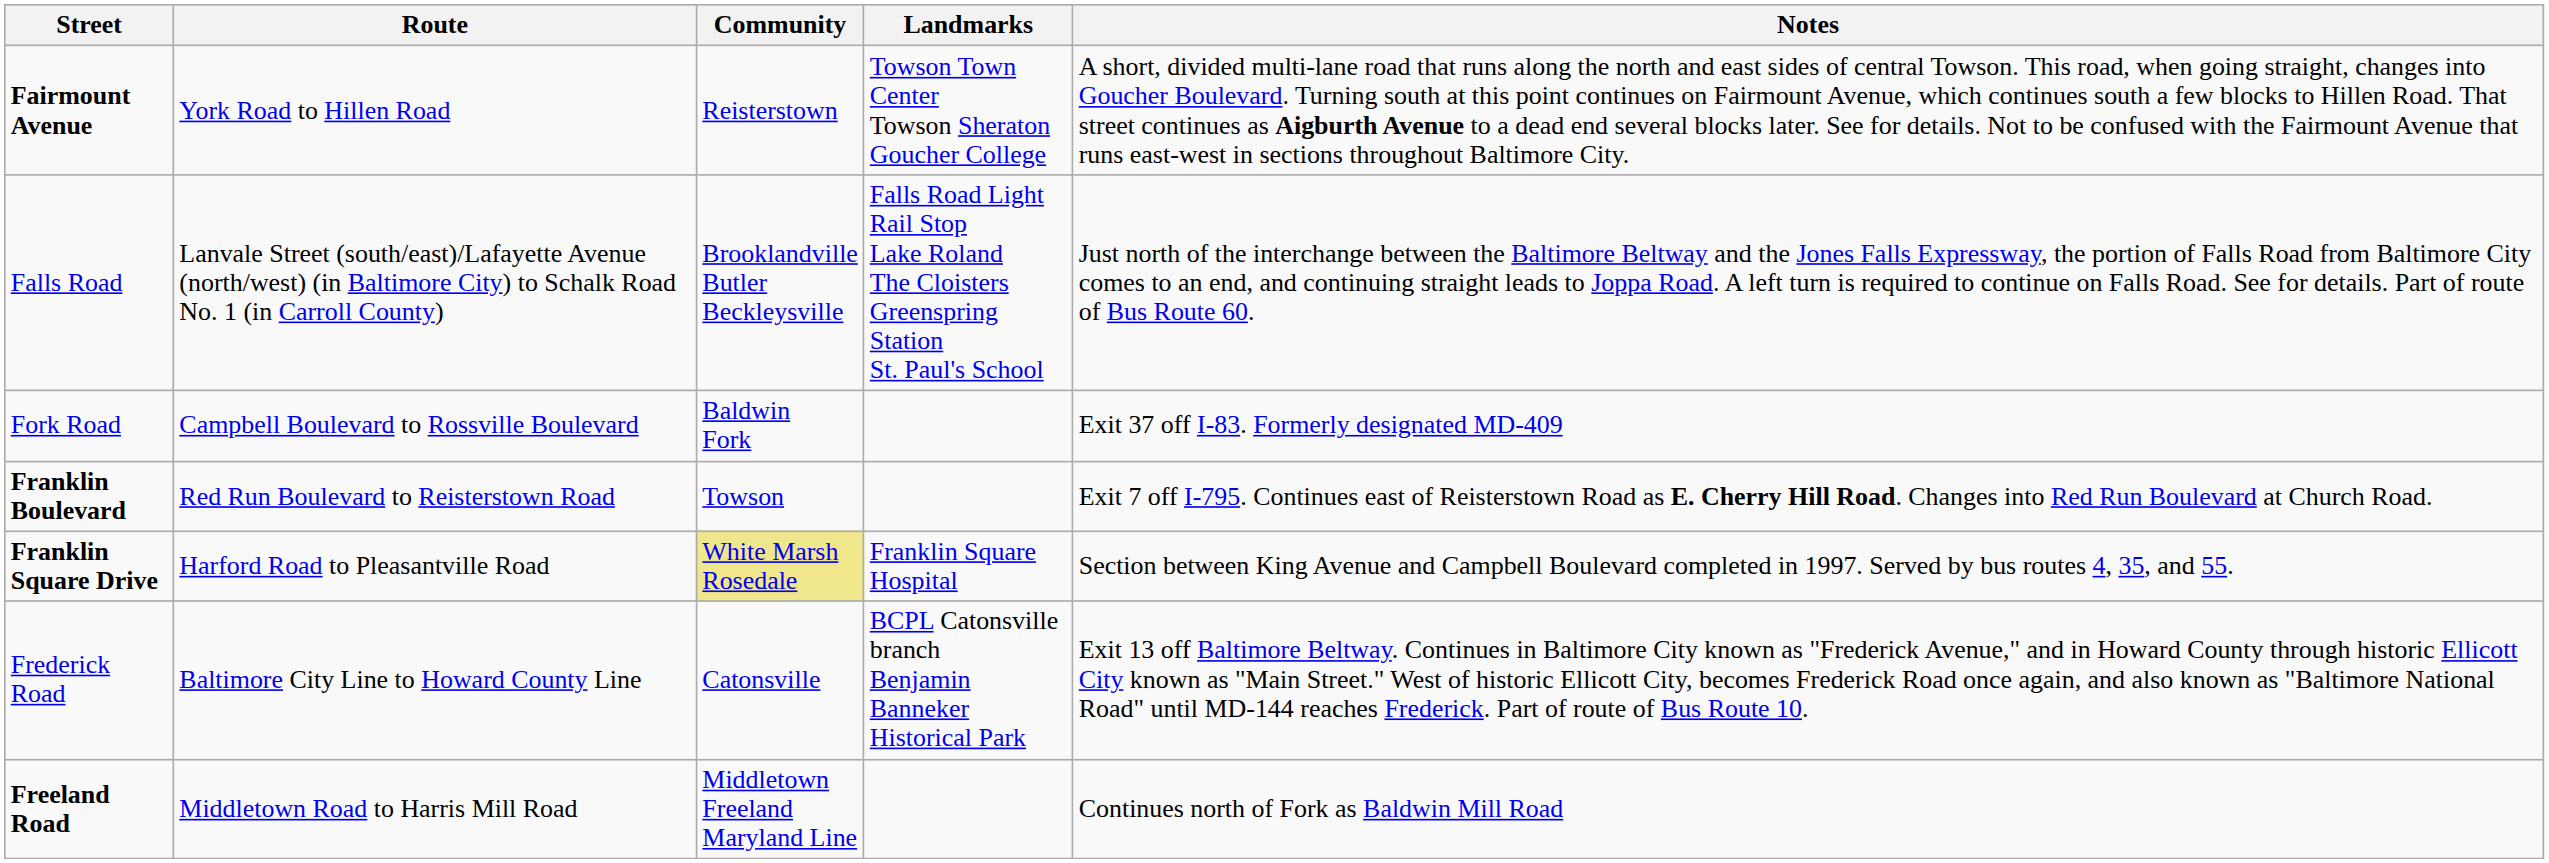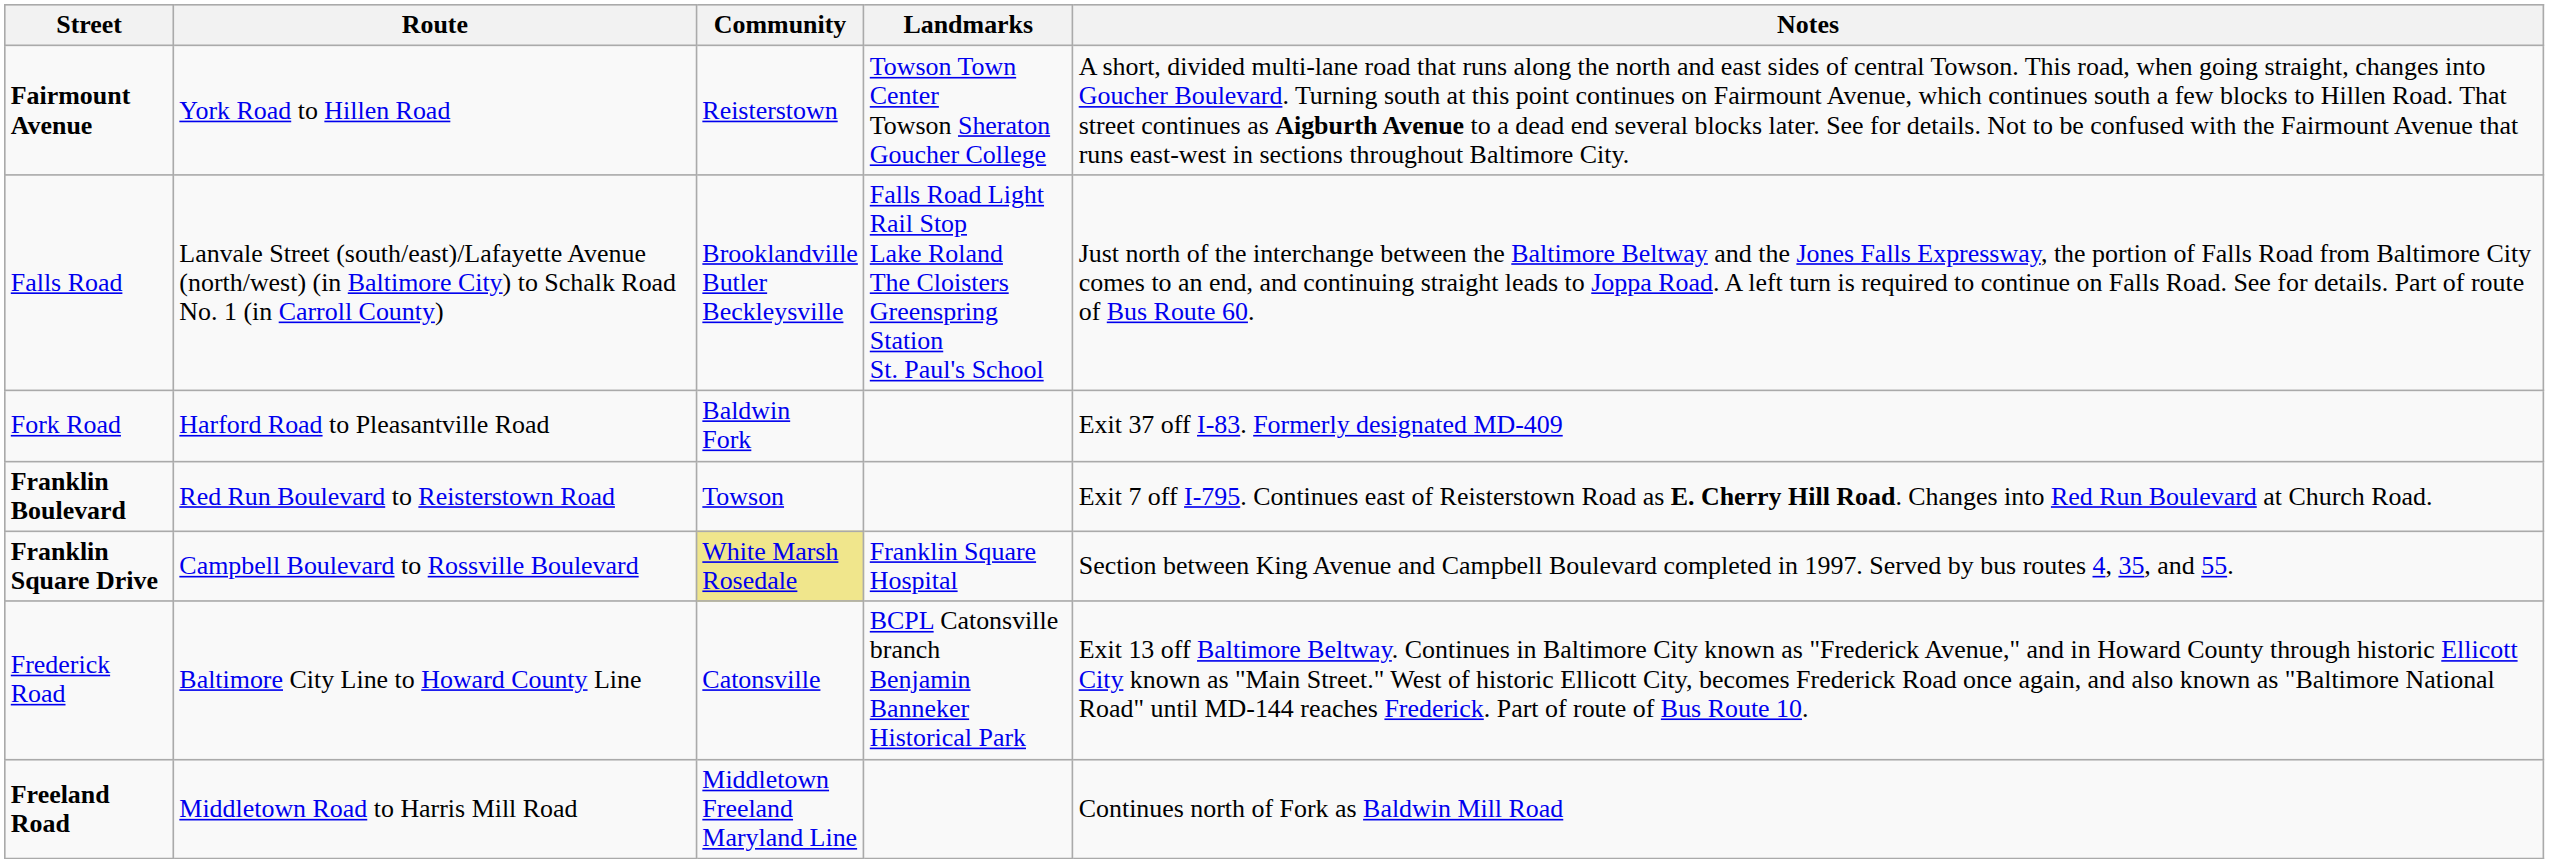(409, 425) Campbell Boulevard to Rossville Boulevard -> (364, 425) Harford Road to Pleasantville Road
(364, 565) Harford Road to Pleasantville Road -> (409, 565) Campbell Boulevard to Rossville Boulevard
